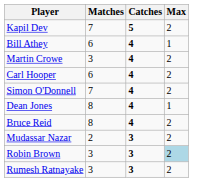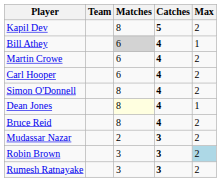+ column: (100, 12)
(91, 28) 7 -> (118, 28) 8
(91, 43) no background -> (118, 43) lightgrey background
(91, 59) 3 -> (118, 59) 6
(91, 91) 7 -> (118, 91) 8
(91, 106) no background -> (118, 106) lightyellow background
